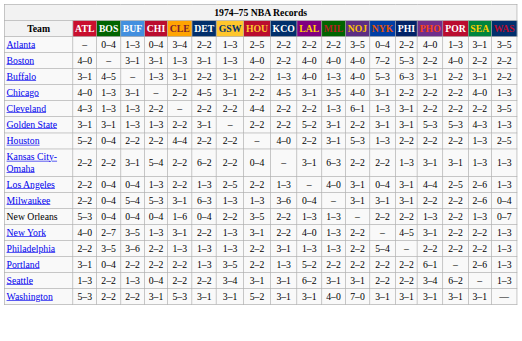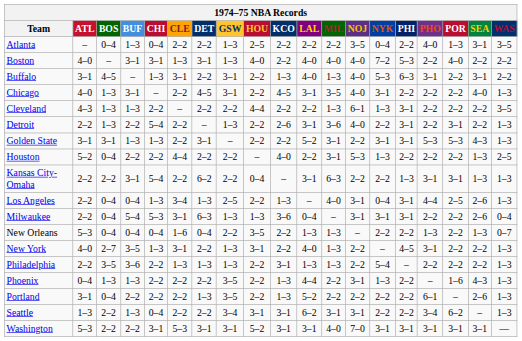(180, 44) 3–4 -> (180, 44) 2–2
+ row: (20, 124)
(180, 184) 2–2 -> (180, 200) 3–4
+ row: (23, 280)
